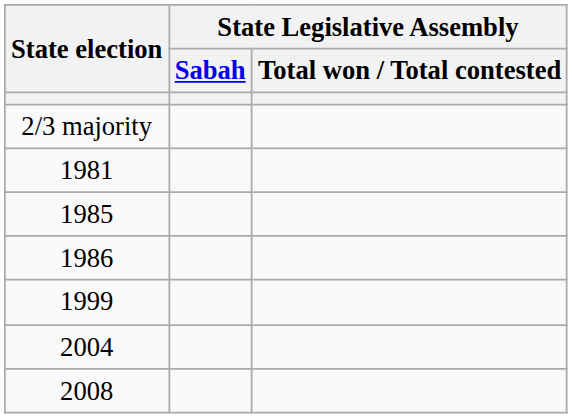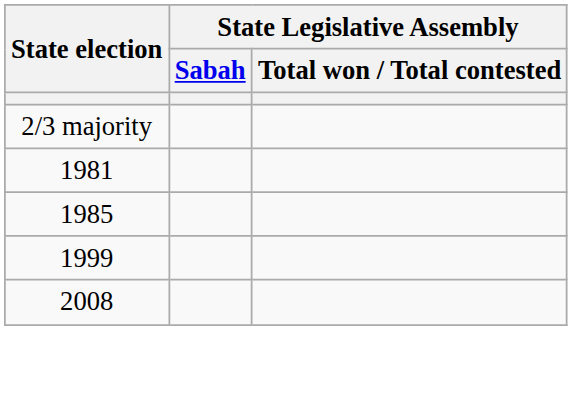- row: (87, 258)
- row: (87, 345)
